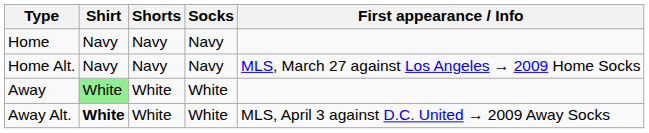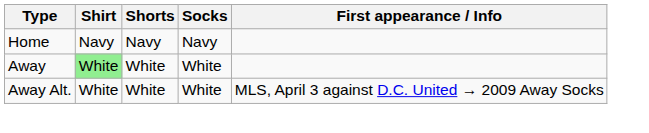- row: (42, 66)
(104, 115) bold -> (99, 90) normal
